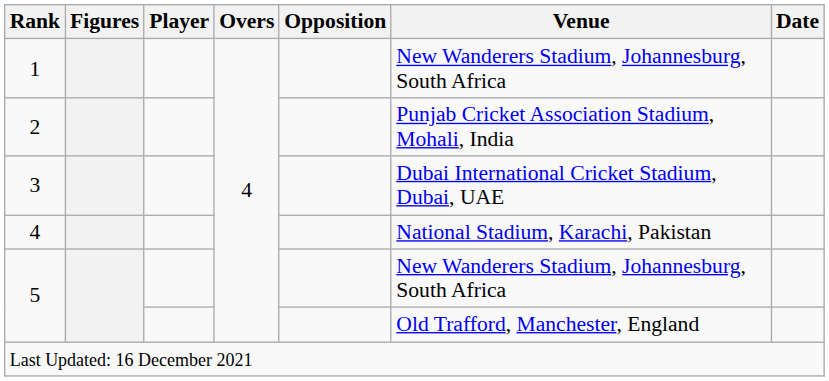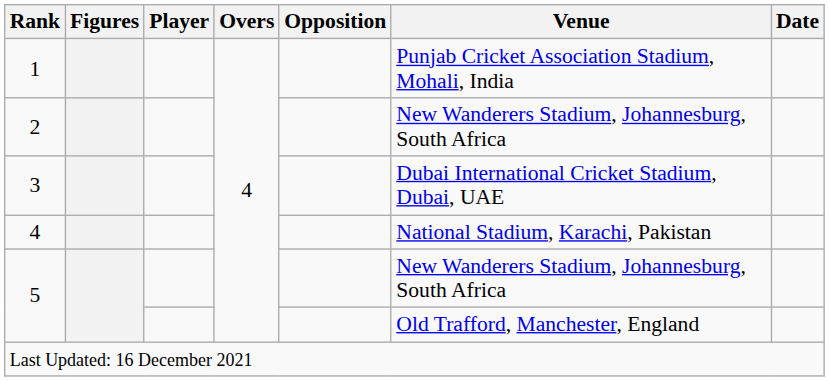(571, 68) New Wanderers Stadium, Johannesburg, South Africa -> (555, 68) Punjab Cricket Association Stadium, Mohali, India
(555, 126) Punjab Cricket Association Stadium, Mohali, India -> (571, 126) New Wanderers Stadium, Johannesburg, South Africa
